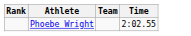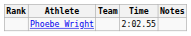+ column: (172, 11)
